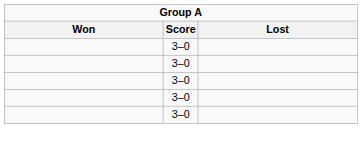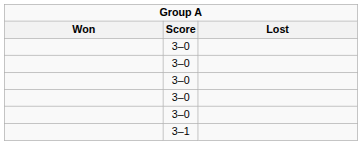+ row: (84, 132)
